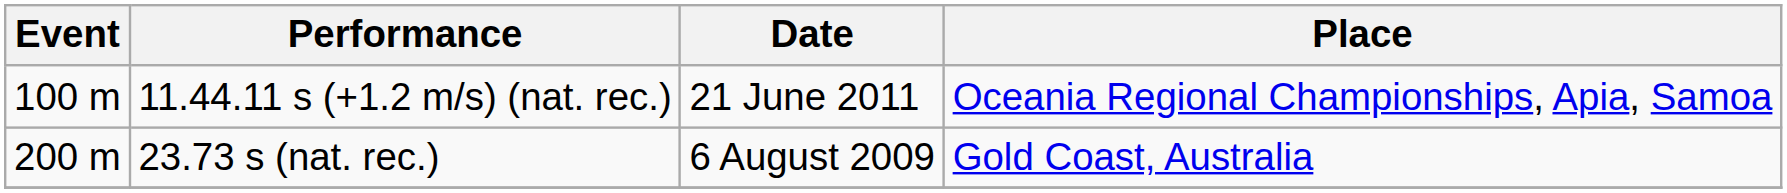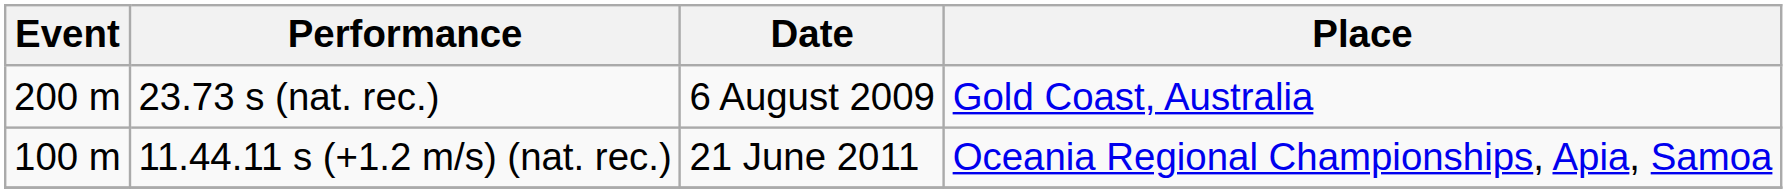rows swapped: (289, 156) <-> (405, 95)
